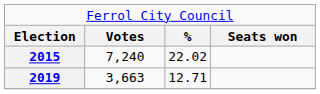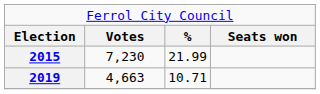(125, 57) 7,240 -> (125, 57) 7,230
(188, 57) 22.02 -> (188, 57) 21.99
(125, 78) 3,663 -> (125, 78) 4,663
(188, 78) 12.71 -> (188, 78) 10.71
